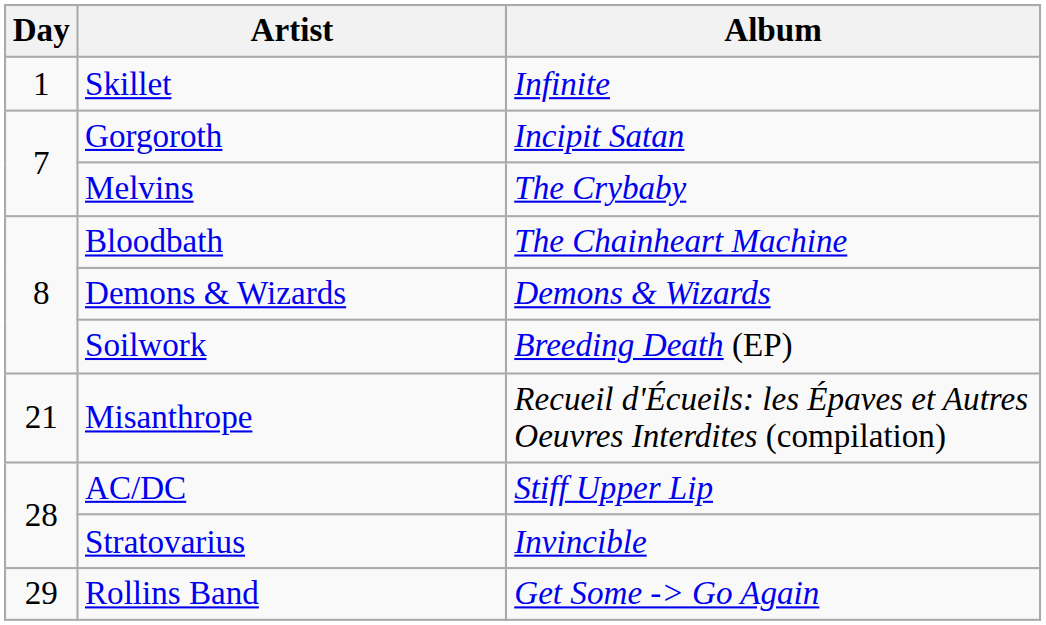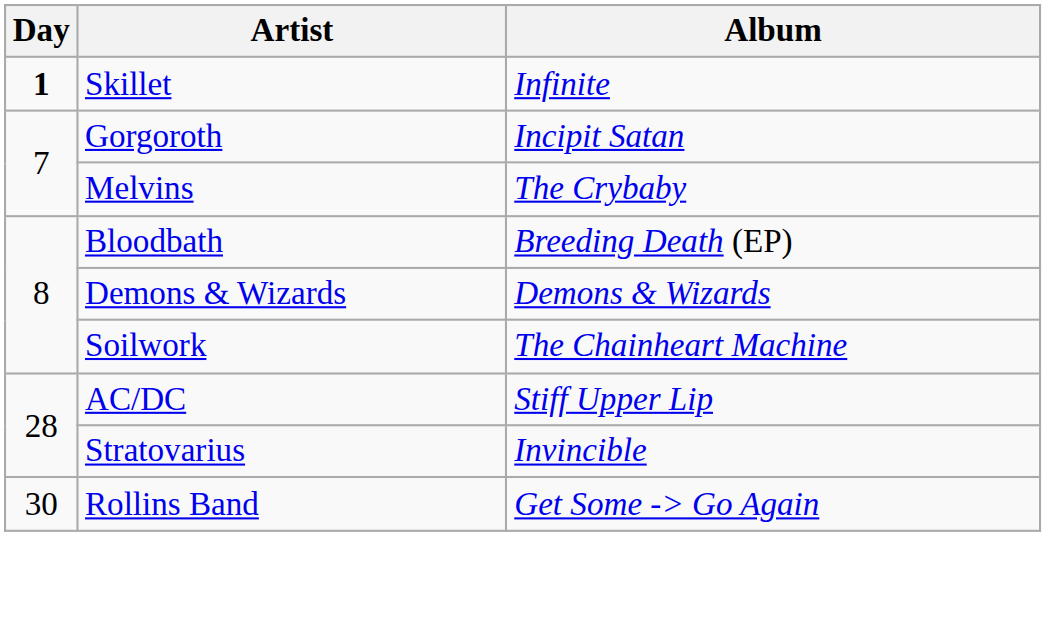(41, 83) normal -> (41, 83) bold
(681, 240) The Chainheart Machine -> (653, 240) Breeding Death (EP)
(653, 345) Breeding Death (EP) -> (681, 345) The Chainheart Machine
- row: (169, 417)
(41, 593) 29 -> (41, 503) 30
